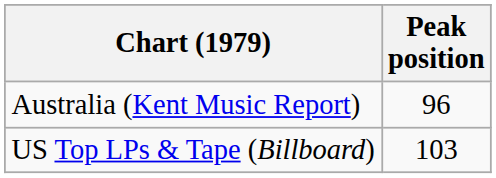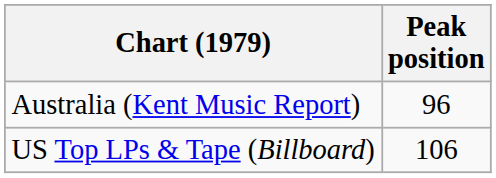(436, 149) 103 -> (436, 149) 106
